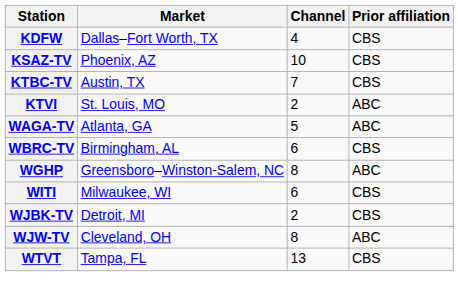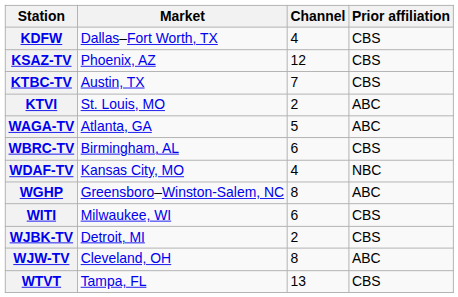(298, 60) 10 -> (298, 60) 12
+ row: (41, 170)
